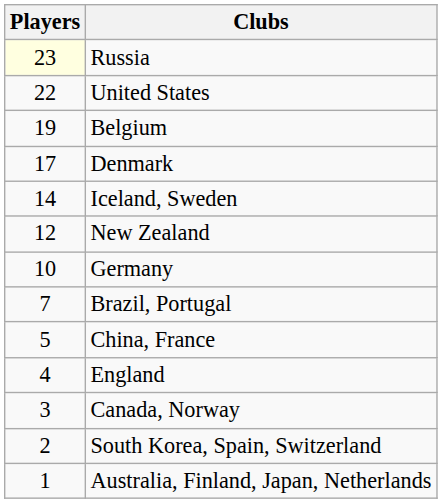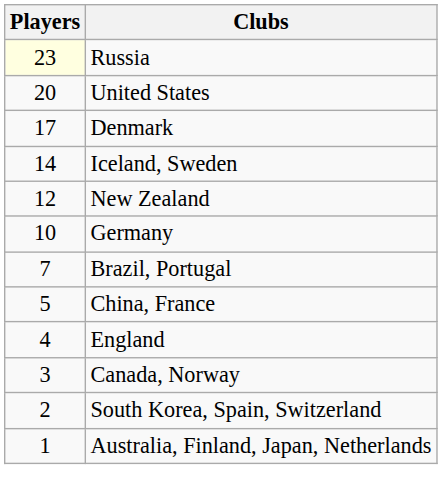(45, 92) 22 -> (45, 92) 20
- row: (129, 127)
